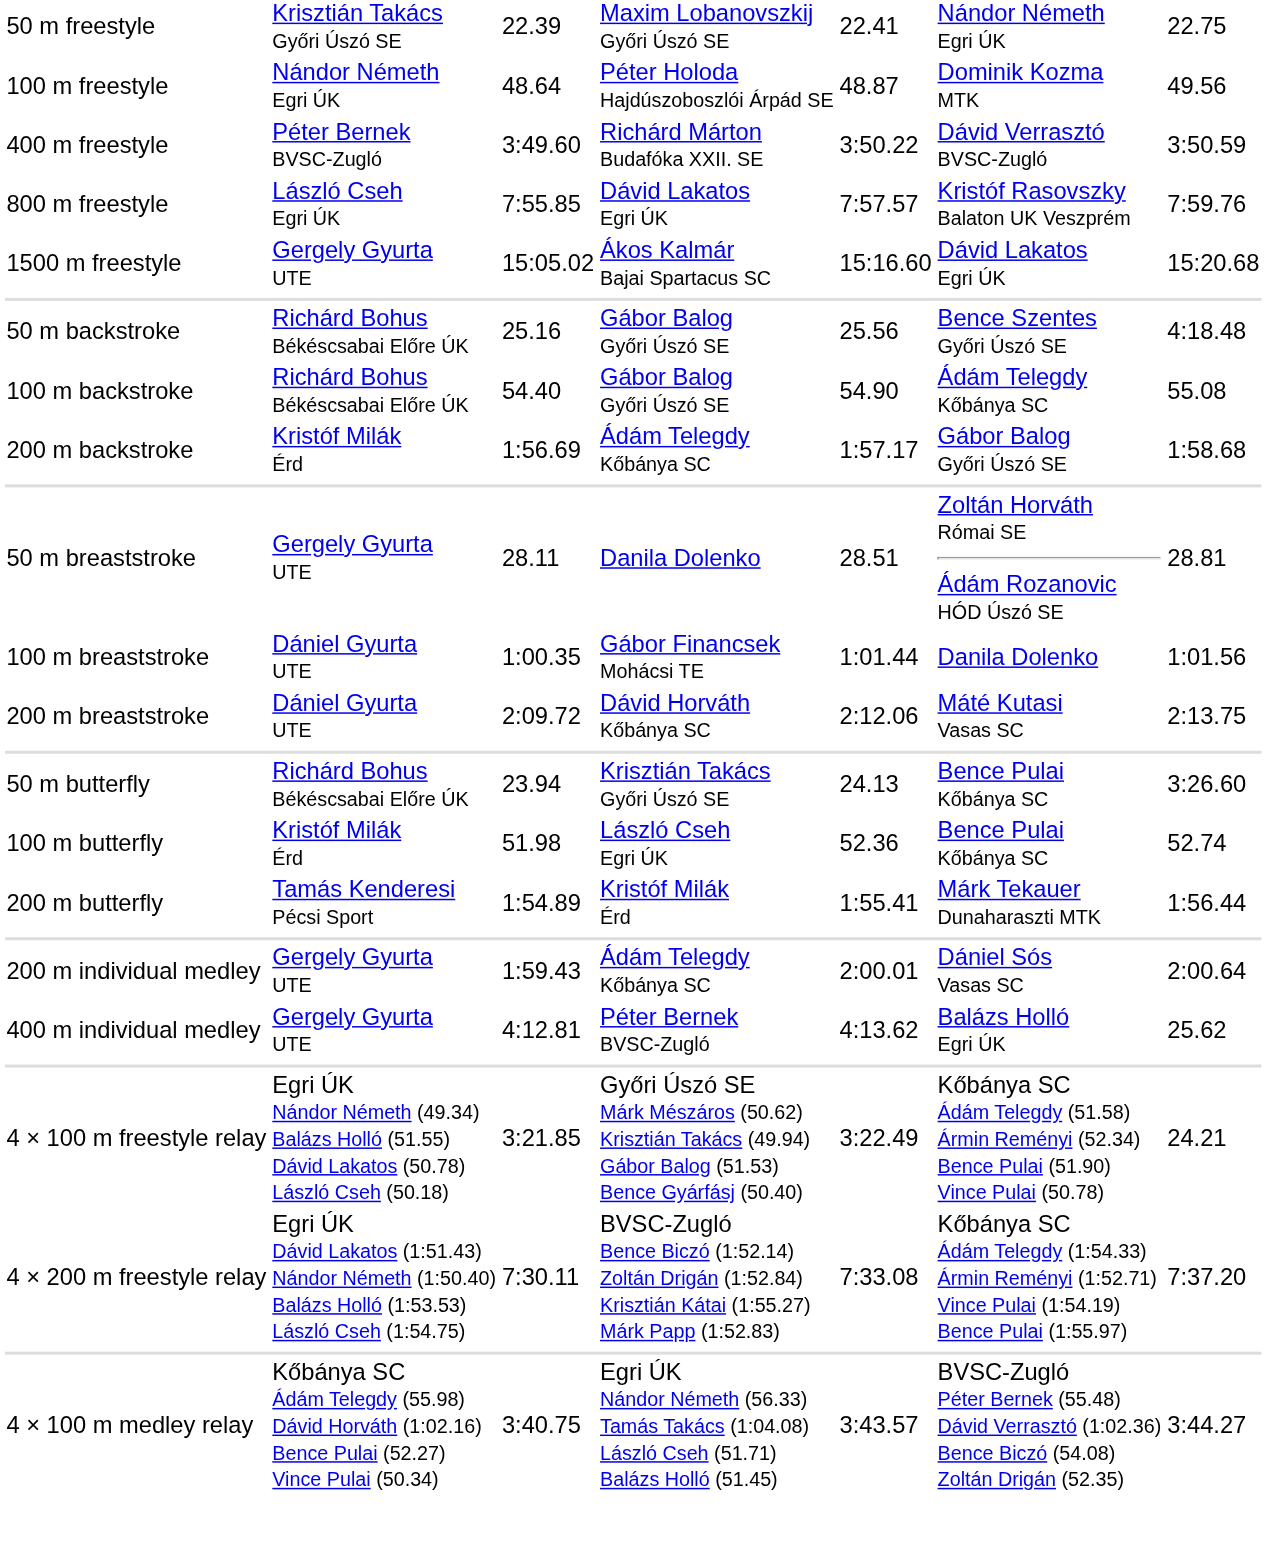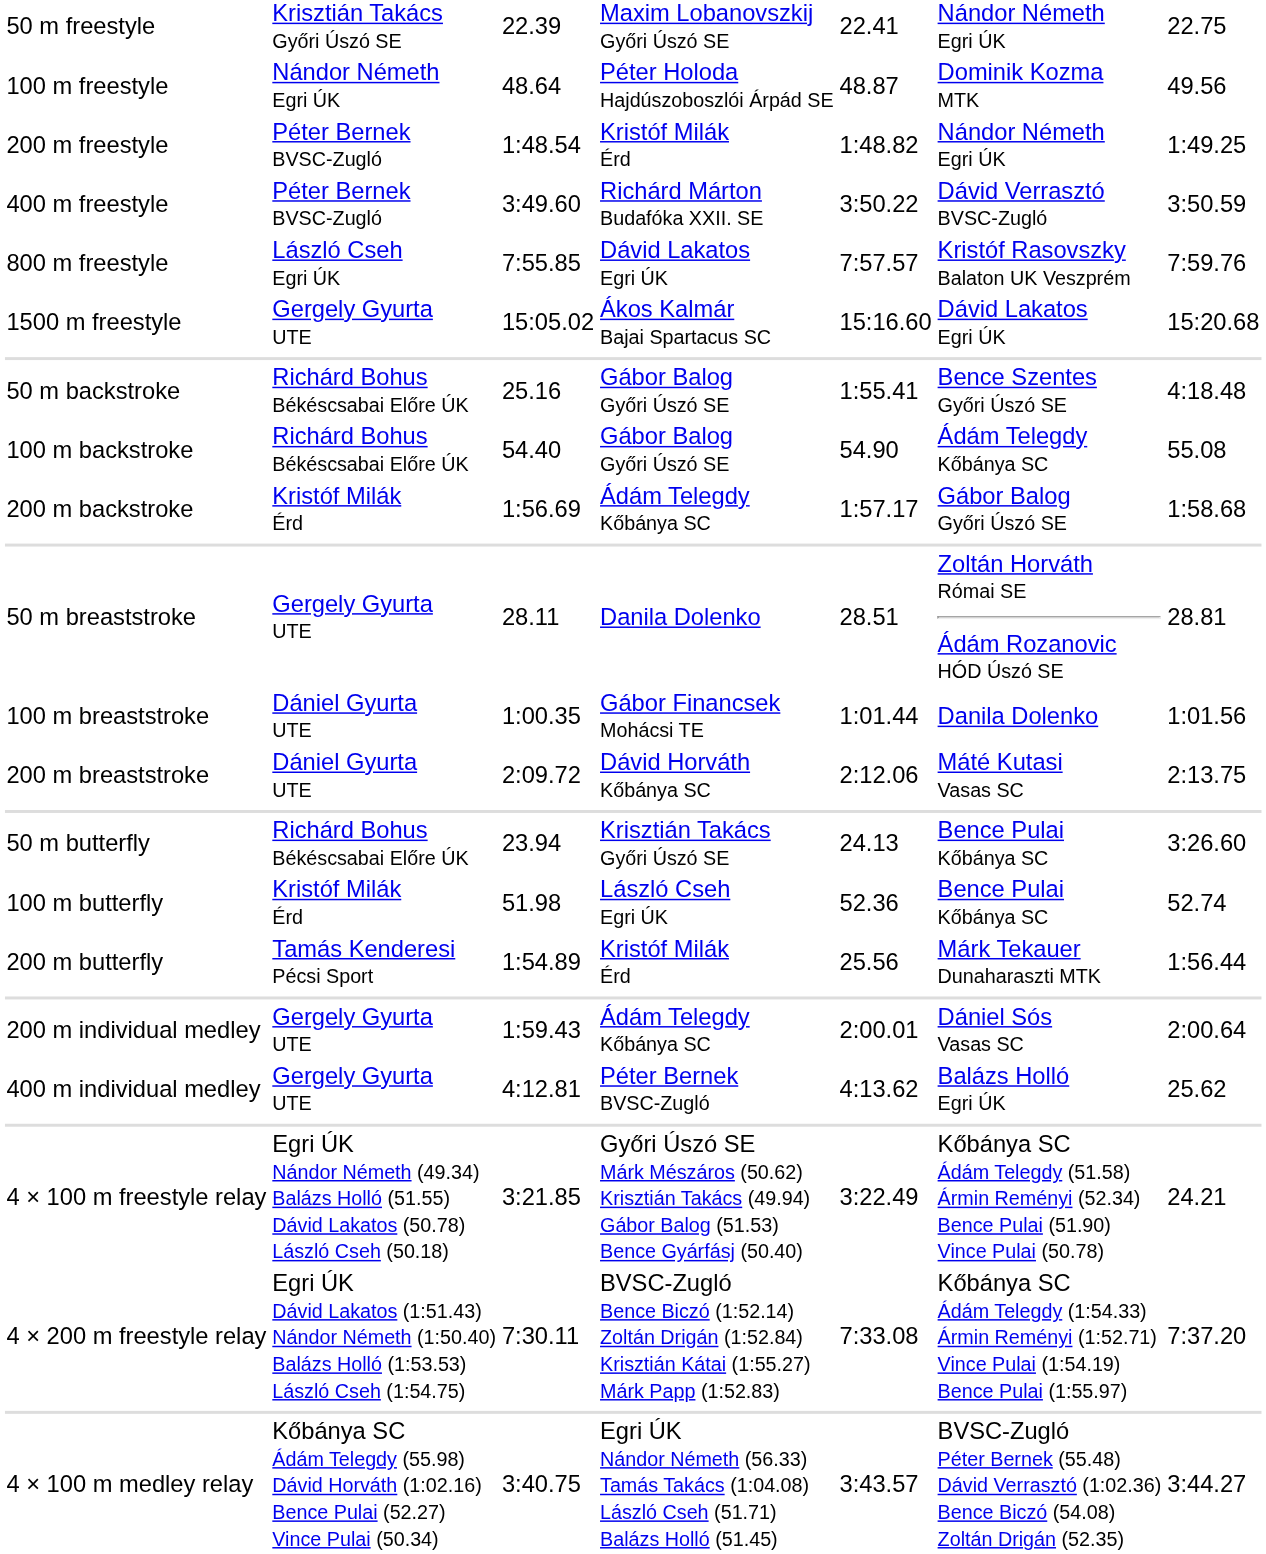+ row: (87, 145)
(869, 331) 25.56 -> (879, 390) 1:55.41
(879, 902) 1:55.41 -> (869, 962) 25.56
